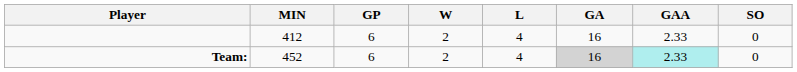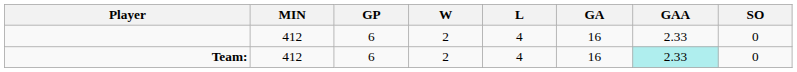(292, 57) 452 -> (292, 57) 412
(594, 57) lightgrey background -> (594, 57) no background
